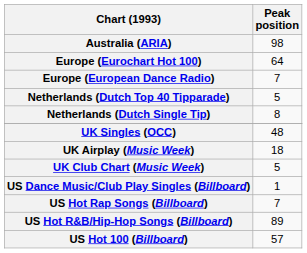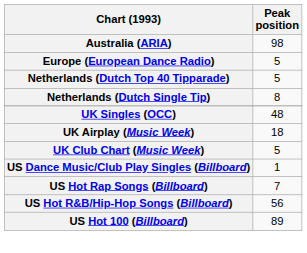- row: (129, 61)
(277, 79) 7 -> (277, 61) 5
(277, 221) 89 -> (277, 203) 56
(277, 239) 57 -> (277, 221) 89
